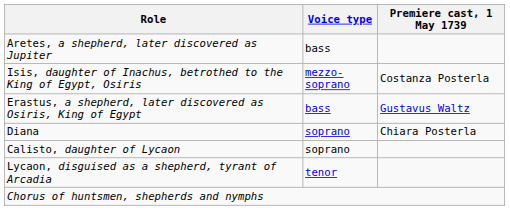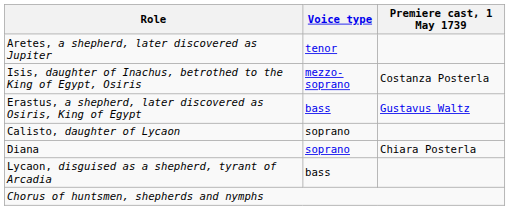(318, 49) bass -> (321, 49) tenor
rows swapped: (23, 132) <-> (94, 149)
(321, 173) tenor -> (318, 173) bass
